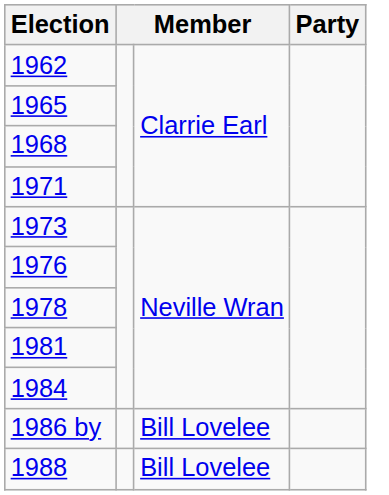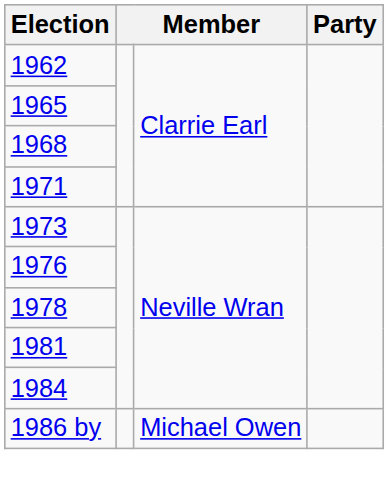(205, 428) Bill Lovelee -> (221, 428) Michael Owen
- row: (39, 468)
